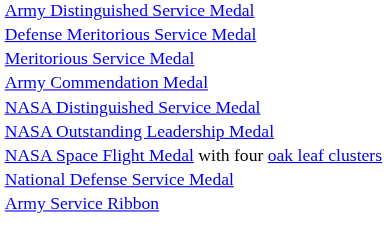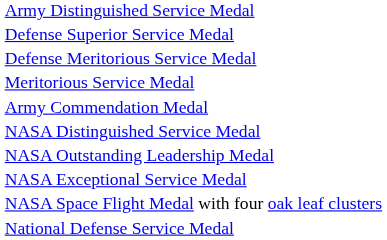+ row: (119, 34)
+ row: (126, 179)
- row: (82, 203)
